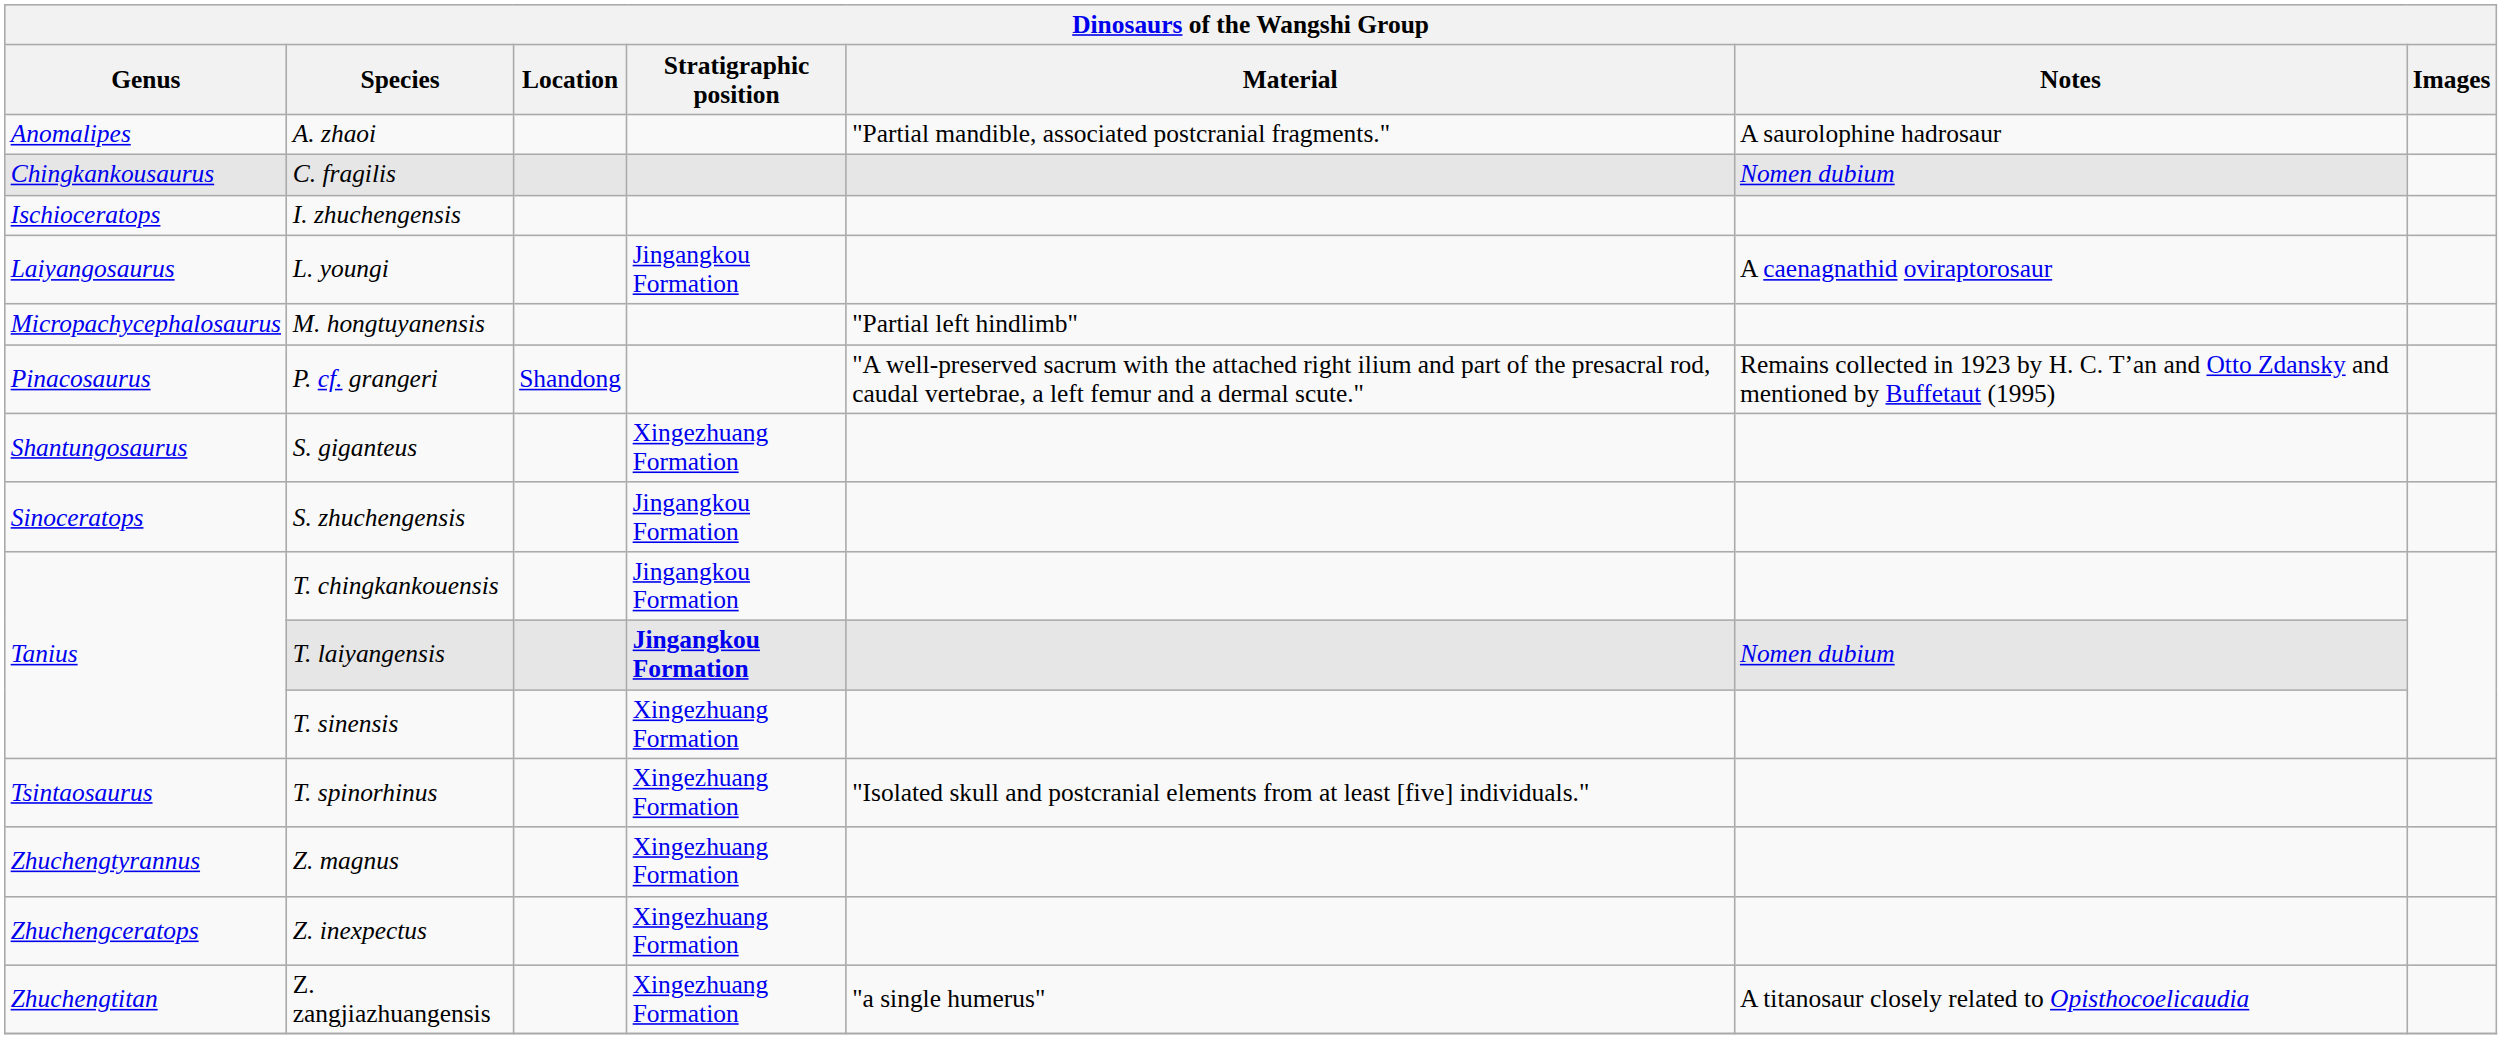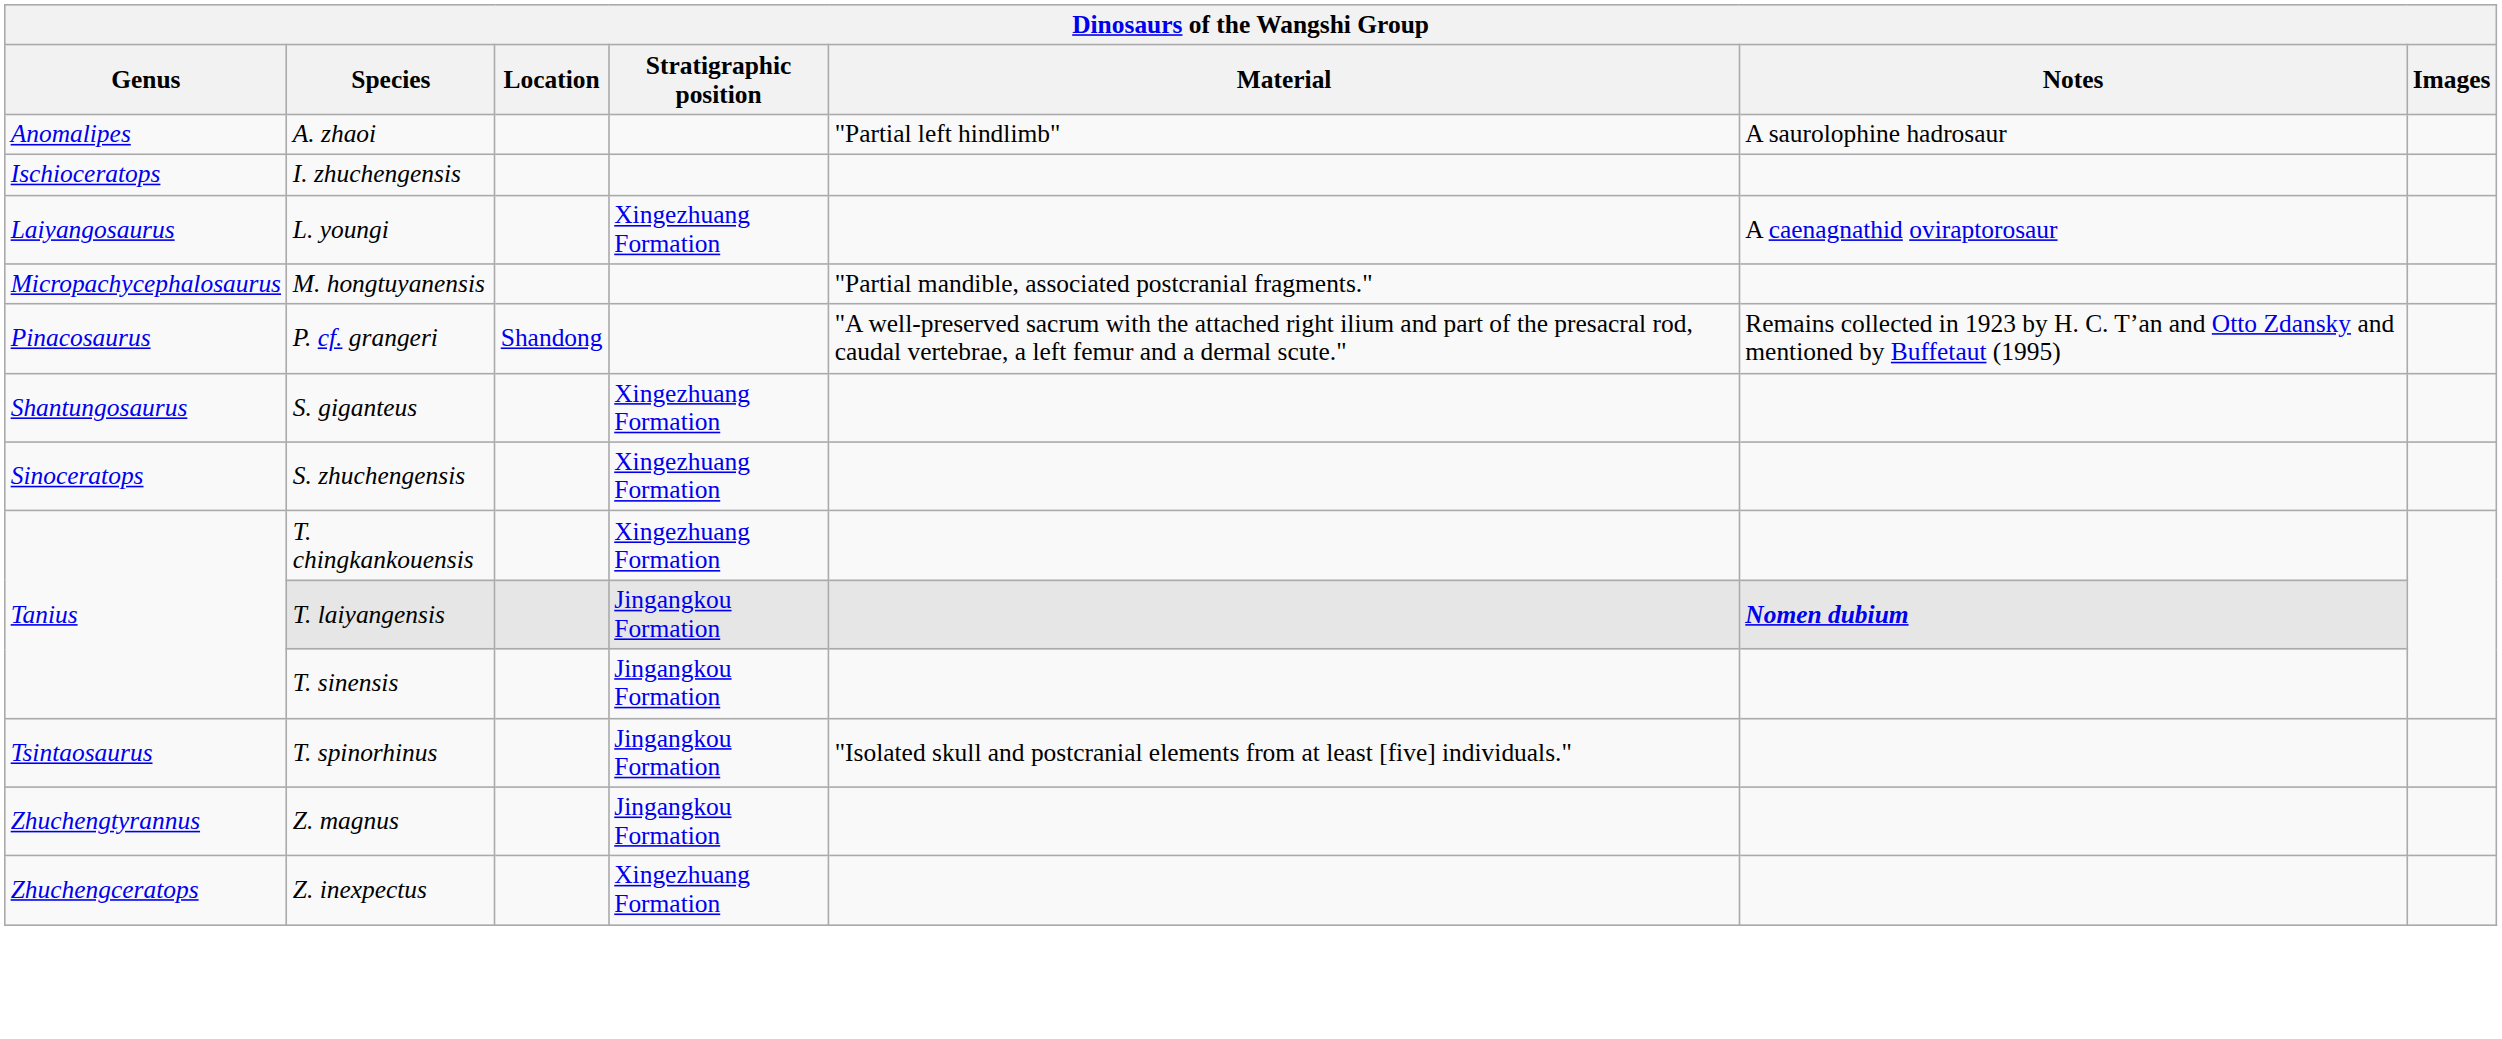(1121, 133) "Partial mandible, associated postcranial fragments." -> (948, 133) "Partial left hindlimb"
- row: (344, 174)
(691, 269) Jingangkou Formation -> (682, 228) Xingezhuang Formation
(965, 323) "Partial left hindlimb" -> (1104, 283) "Partial mandible, associated postcranial fragments."
(691, 516) Jingangkou Formation -> (682, 476) Xingezhuang Formation
(691, 585) Jingangkou Formation -> (682, 545) Xingezhuang Formation
(696, 654) bold -> (673, 614) normal
(1817, 654) normal -> (1827, 614) bold
(700, 723) Xingezhuang Formation -> (673, 683) Jingangkou Formation
(700, 792) Xingezhuang Formation -> (673, 752) Jingangkou Formation
(700, 861) Xingezhuang Formation -> (673, 821) Jingangkou Formation
- row: (392, 999)
